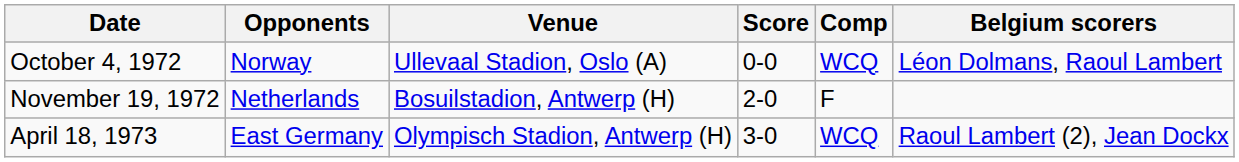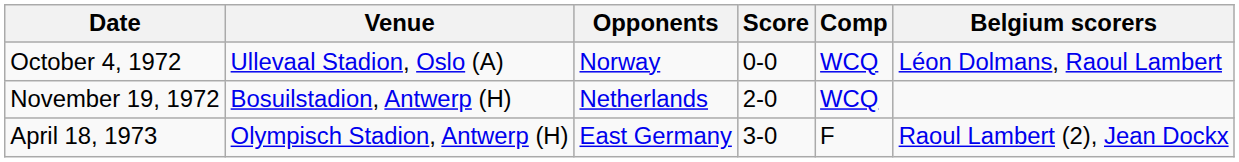columns swapped: (563, 23) <-> (307, 23)
(827, 99) F -> (849, 99) WCQ
(849, 136) WCQ -> (827, 136) F
